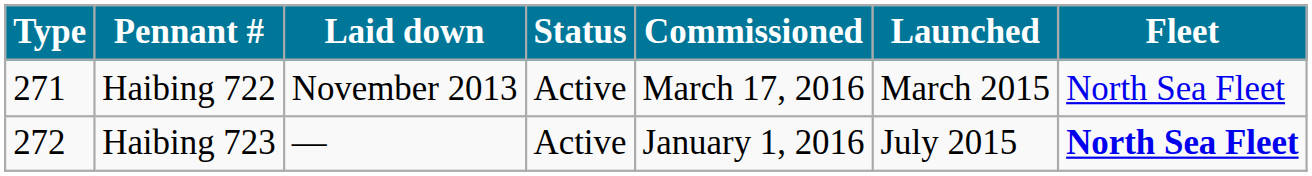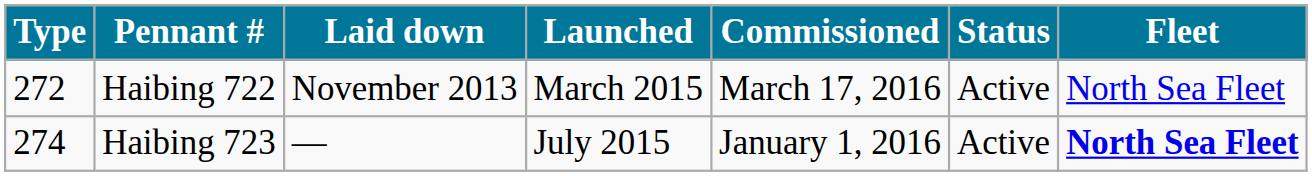columns swapped: (965, 32) <-> (580, 32)
(39, 87) 271 -> (39, 87) 272
(39, 142) 272 -> (39, 142) 274
